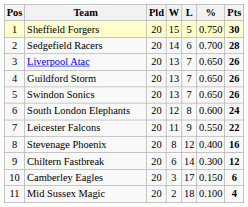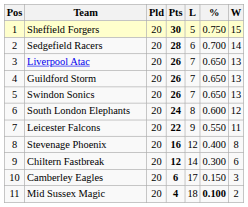columns swapped: (174, 12) <-> (234, 12)
(211, 194) normal -> (214, 194) bold
